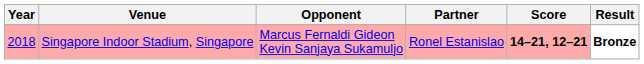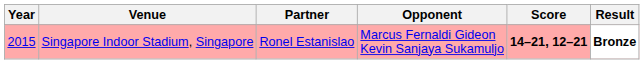columns swapped: (456, 15) <-> (331, 15)
(21, 42) 2018 -> (21, 42) 2015
